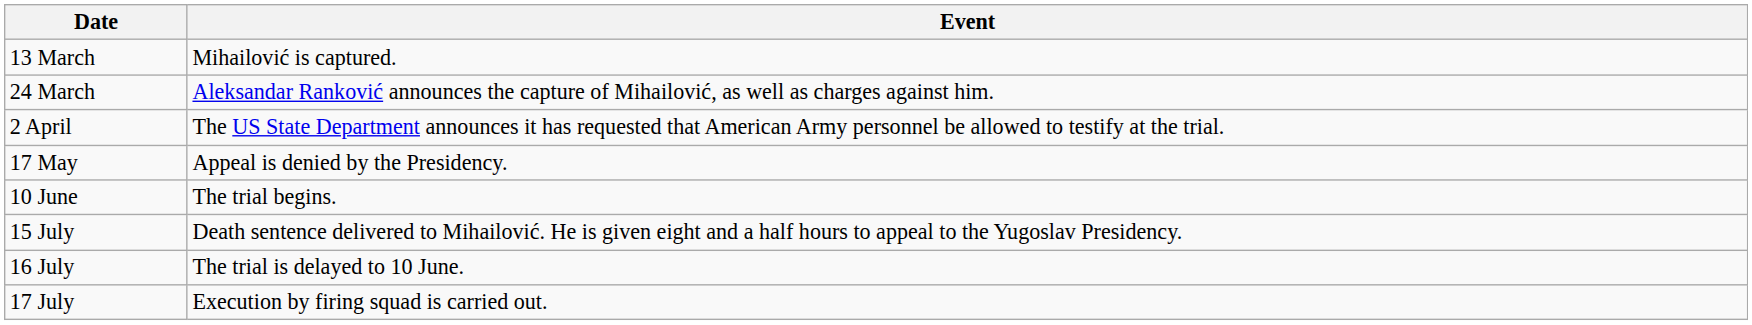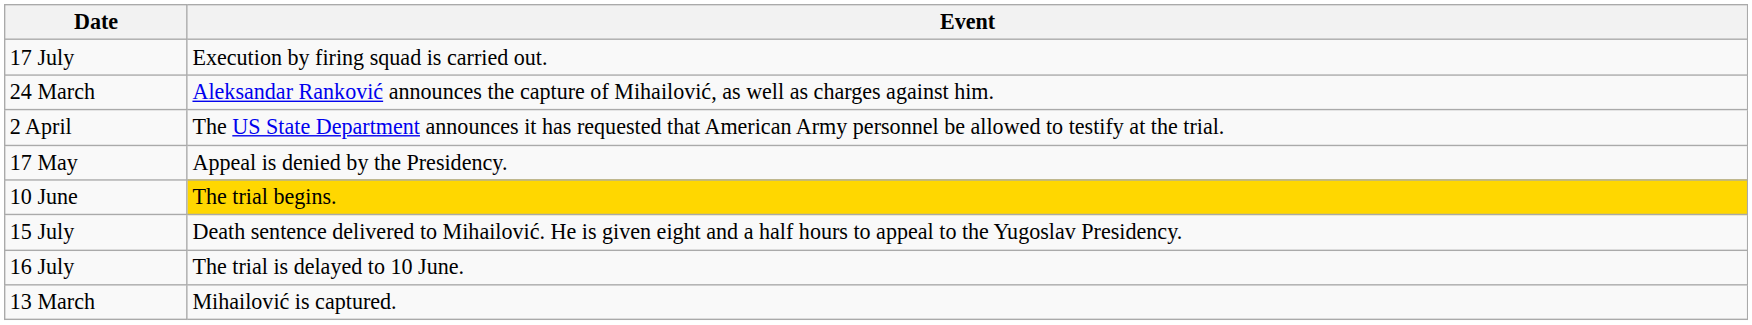rows swapped: (52, 57) <-> (42, 302)
(265, 197) no background -> (265, 197) gold background
